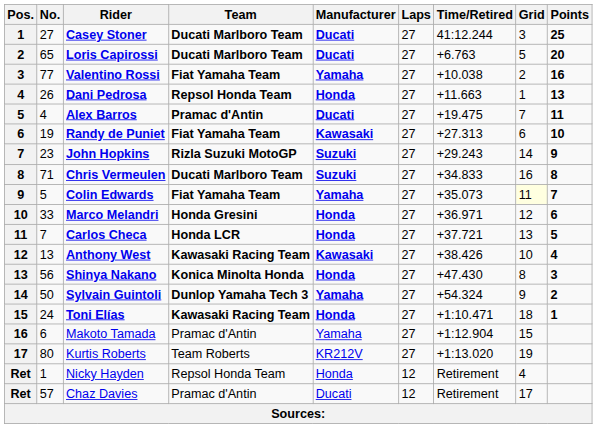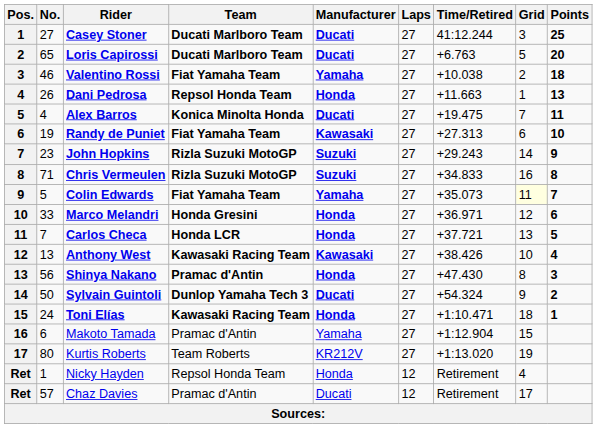(47, 75) 77 -> (47, 75) 46
(558, 75) 16 -> (558, 75) 18
(217, 114) Pramac d'Antin -> (238, 114) Konica Minolta Honda
(237, 174) Ducati Marlboro Team -> (234, 174) Rizla Suzuki MotoGP
(238, 274) Konica Minolta Honda -> (217, 274) Pramac d'Antin
(340, 294) Yamaha -> (335, 294) Ducati
